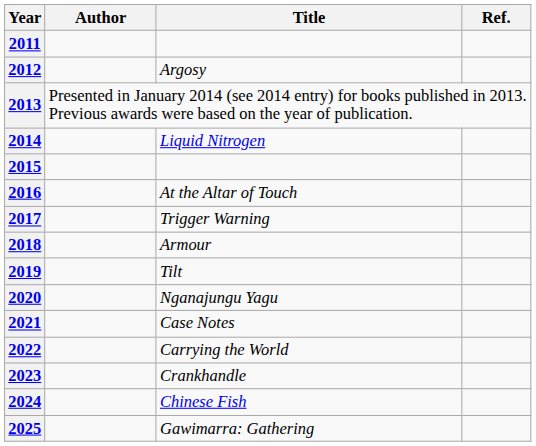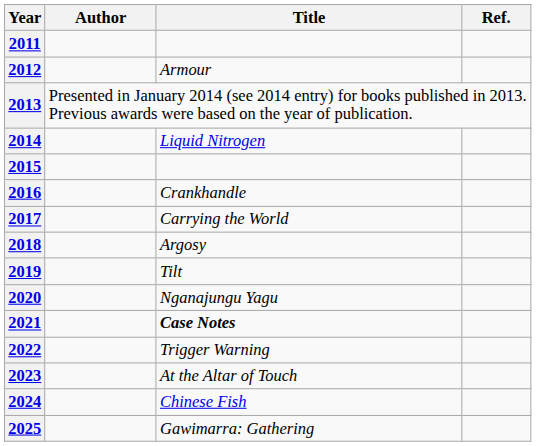(183, 69) Argosy -> (186, 69) Armour
(229, 192) At the Altar of Touch -> (203, 192) Crankhandle
(215, 219) Trigger Warning -> (224, 219) Carrying the World
(186, 245) Armour -> (183, 245) Argosy
(197, 323) normal -> (198, 323) bold
(224, 349) Carrying the World -> (215, 349) Trigger Warning
(203, 375) Crankhandle -> (229, 375) At the Altar of Touch
